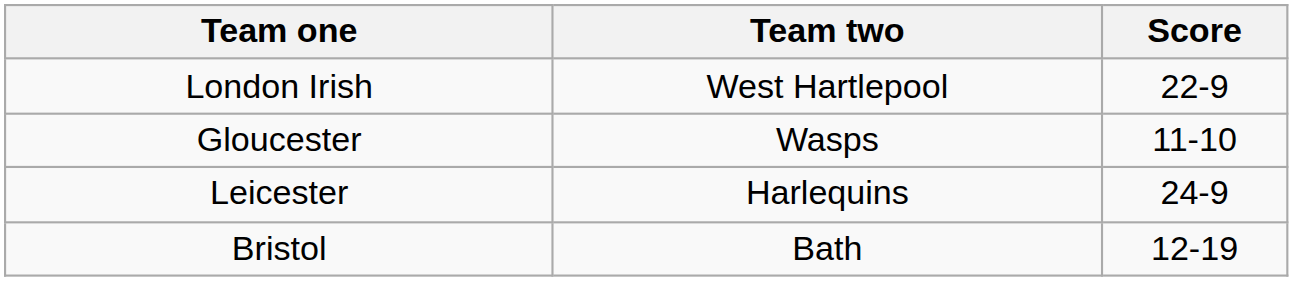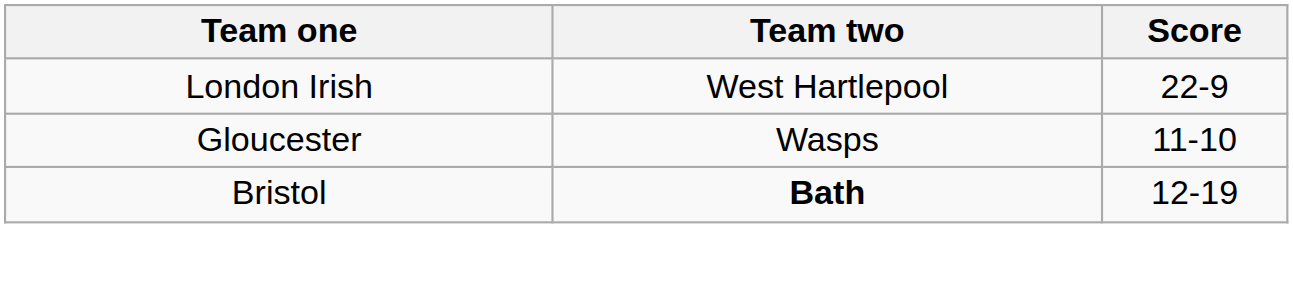- row: (279, 193)
(827, 247) normal -> (827, 193) bold
